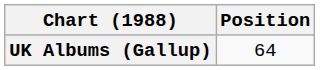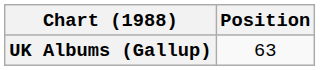(265, 50) 64 -> (265, 50) 63
